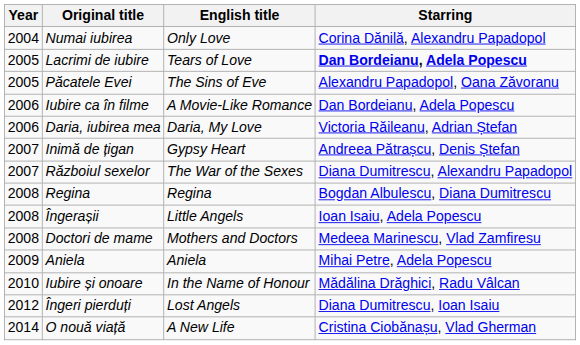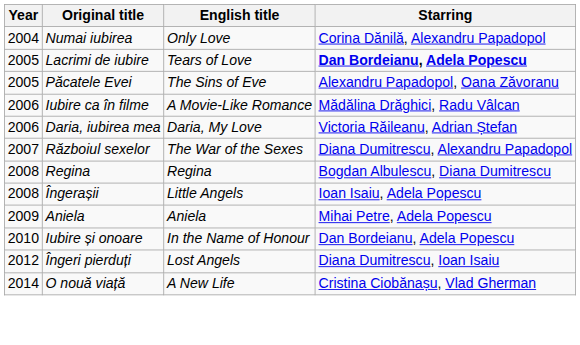(416, 104) Dan Bordeianu, Adela Popescu -> (419, 104) Mădălina Drăghici, Radu Vâlcan
- row: (90, 149)
- row: (99, 238)
(419, 283) Mădălina Drăghici, Radu Vâlcan -> (416, 238) Dan Bordeianu, Adela Popescu
